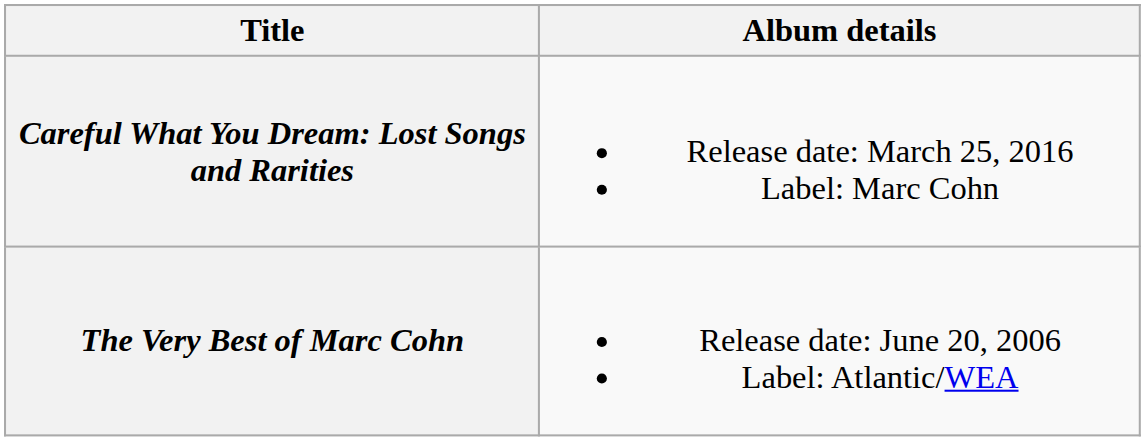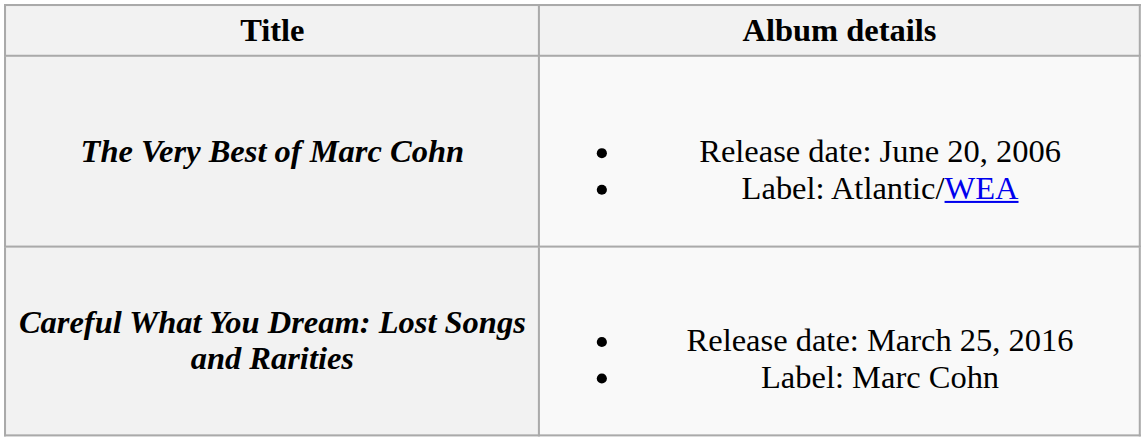rows swapped: (272, 340) <-> (272, 150)
